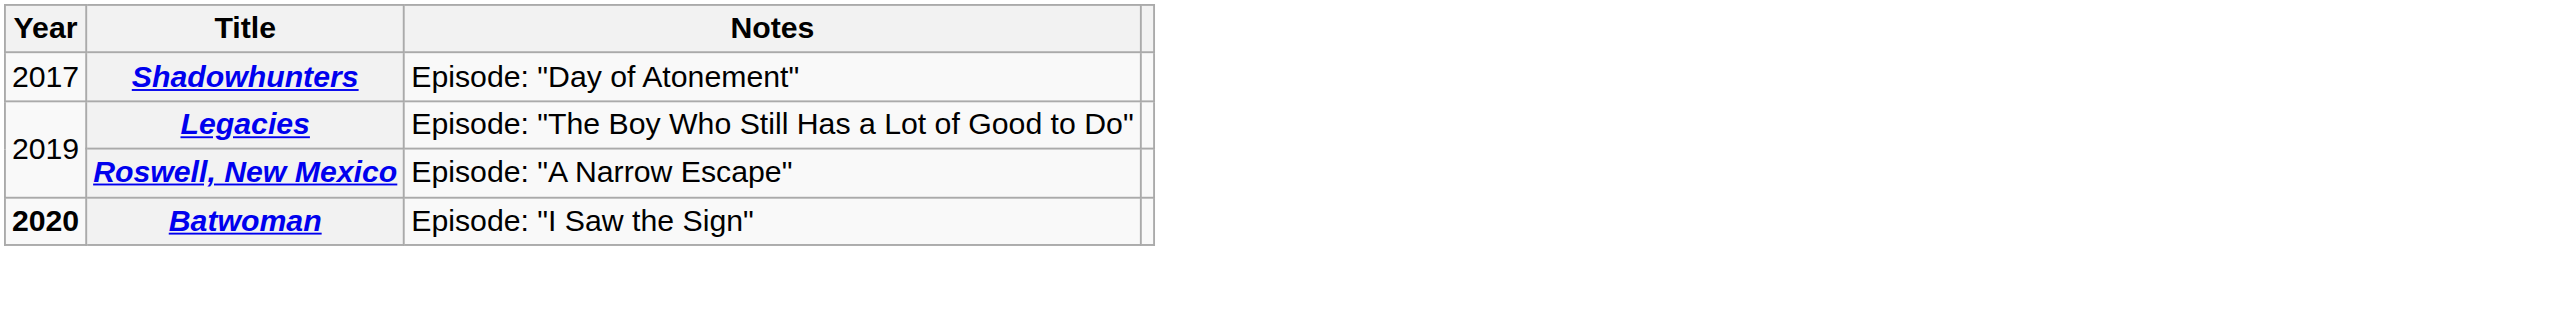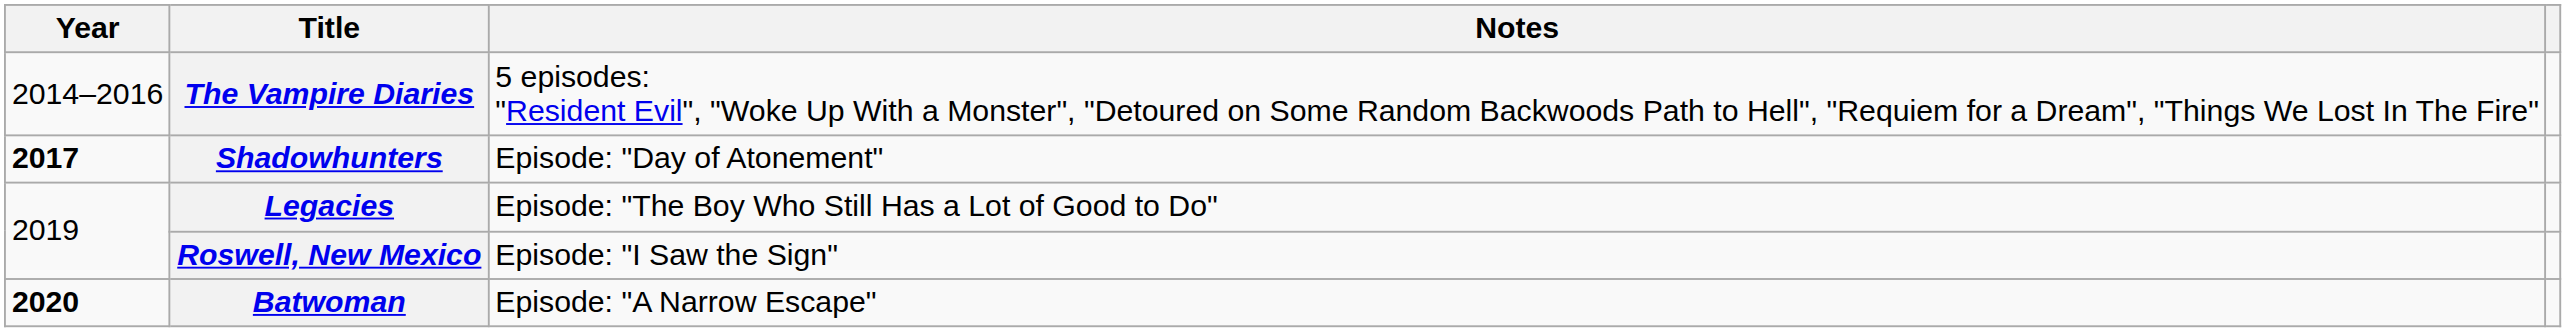+ row: (329, 93)
(46, 76) normal -> (46, 158) bold
(602, 172) Episode: "A Narrow Escape" -> (667, 254) Episode: "I Saw the Sign"
(583, 220) Episode: "I Saw the Sign" -> (686, 302) Episode: "A Narrow Escape"
